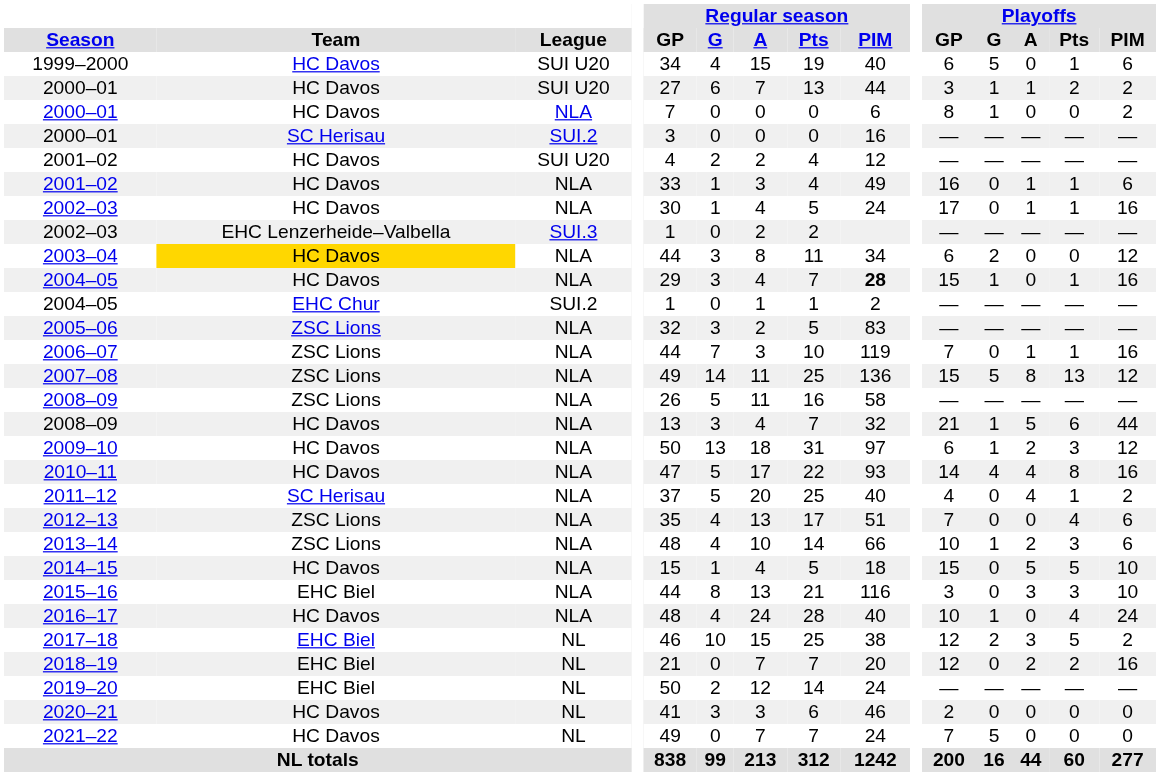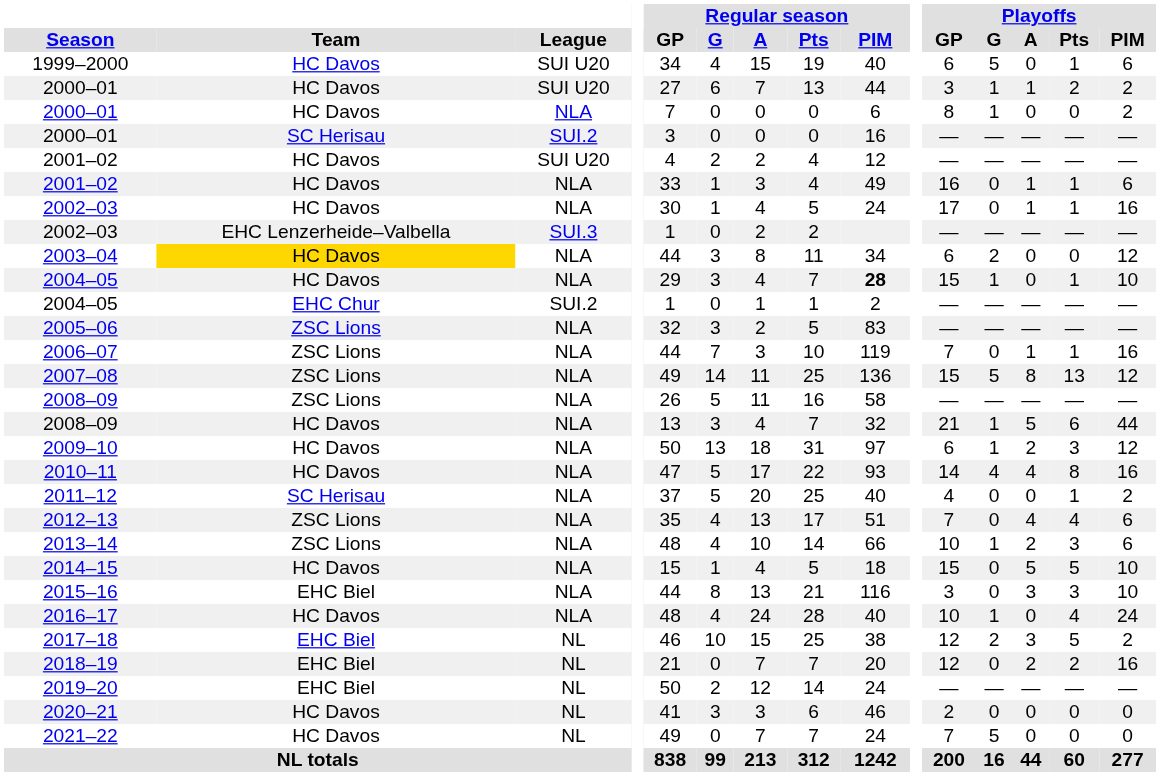(1128, 279) 16 -> (1128, 279) 10
(1031, 495) 4 -> (1031, 495) 0
(1031, 519) 0 -> (1031, 519) 4
